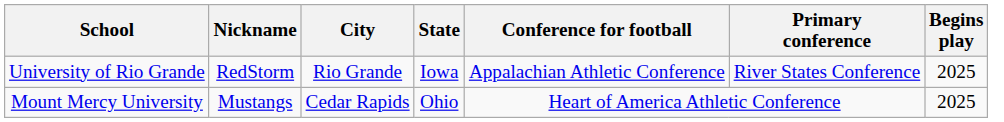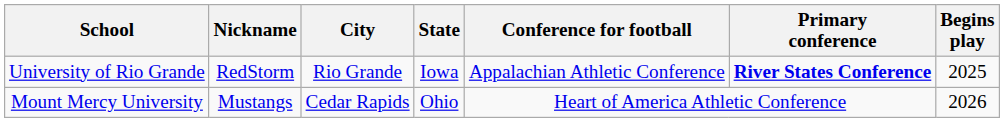(827, 71) normal -> (832, 71) bold
(956, 102) 2025 -> (967, 102) 2026
